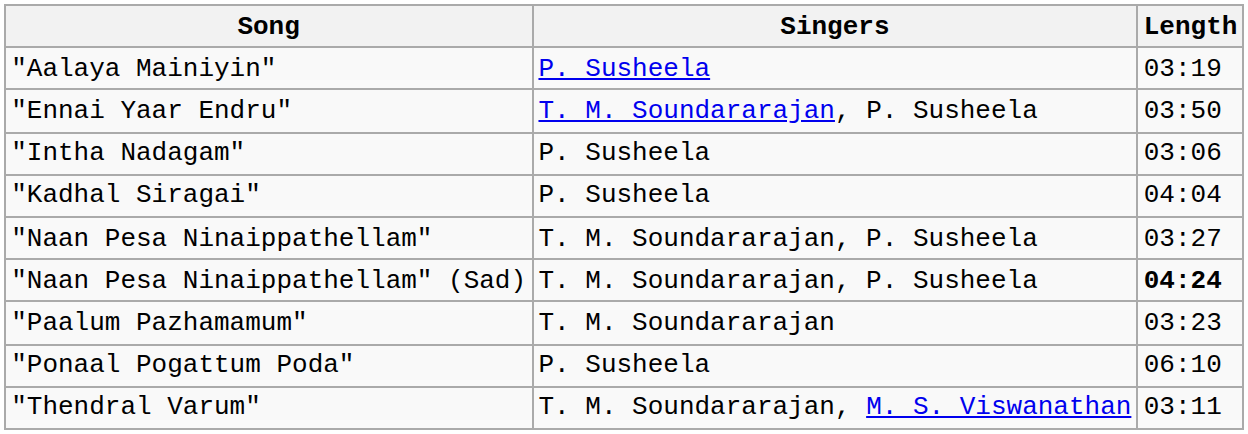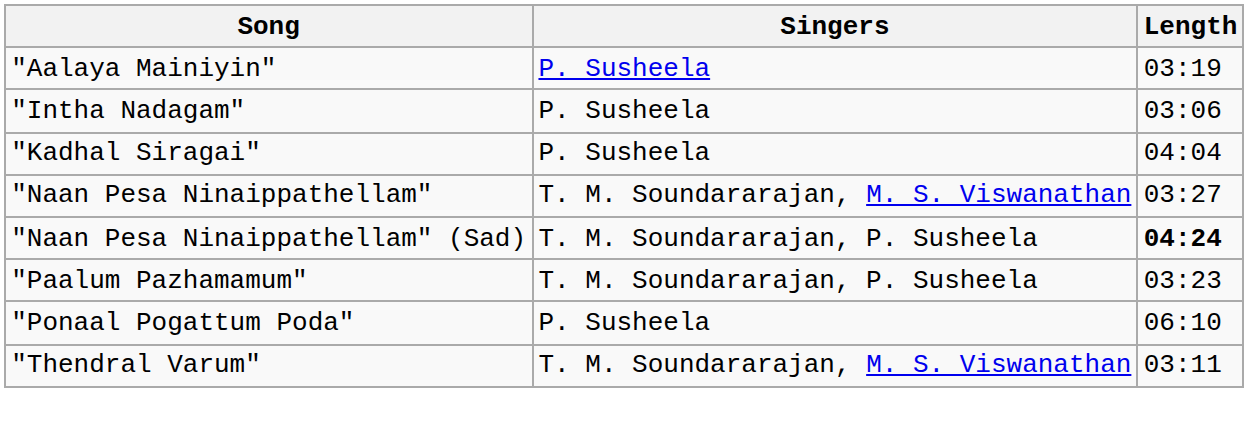- row: (152, 111)
(788, 238) T. M. Soundararajan, P. Susheela -> (835, 196) T. M. Soundararajan, M. S. Viswanathan
(687, 323) T. M. Soundararajan -> (788, 280) T. M. Soundararajan, P. Susheela
